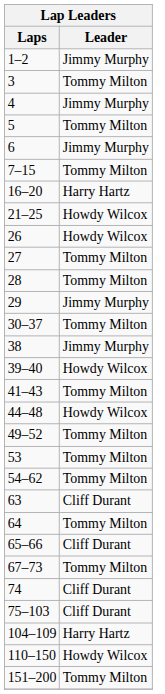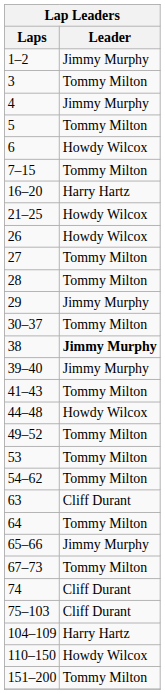(106, 147) Jimmy Murphy -> (105, 147) Howdy Wilcox
(106, 346) normal -> (110, 346) bold
(105, 368) Howdy Wilcox -> (106, 368) Jimmy Murphy
(97, 545) Cliff Durant -> (106, 545) Jimmy Murphy
